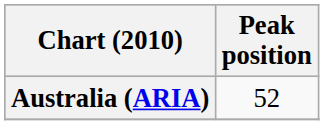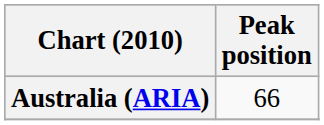(267, 97) 52 -> (267, 97) 66
